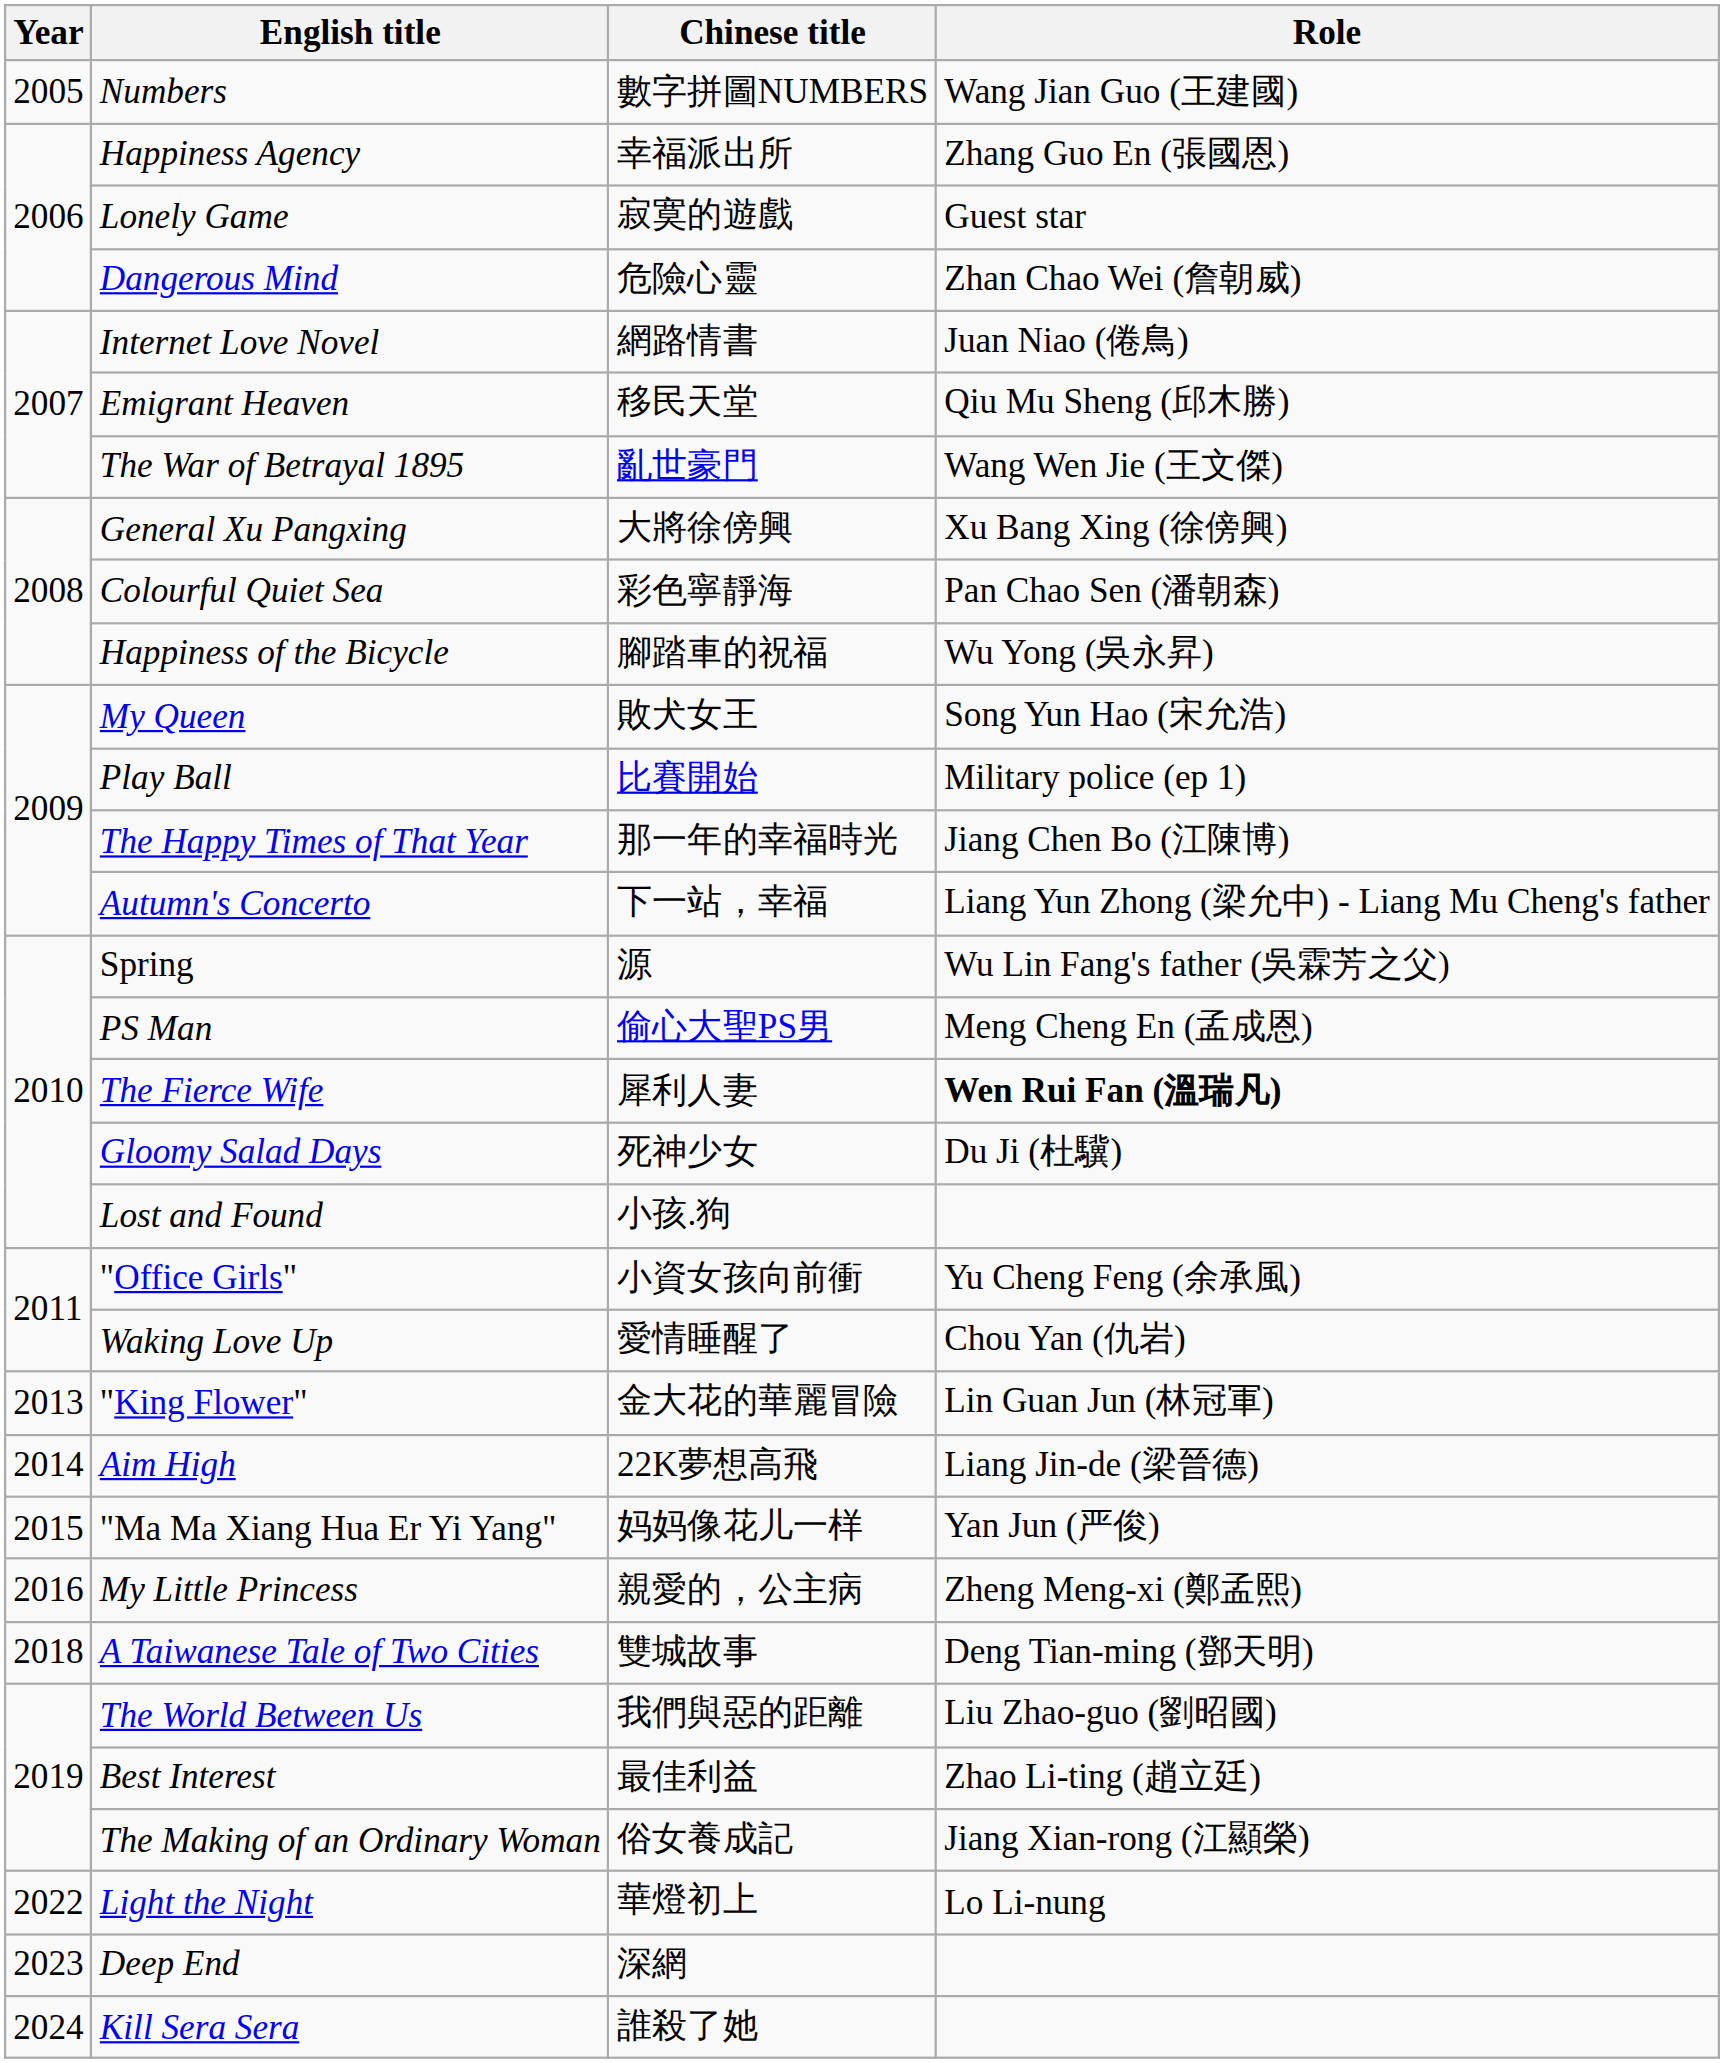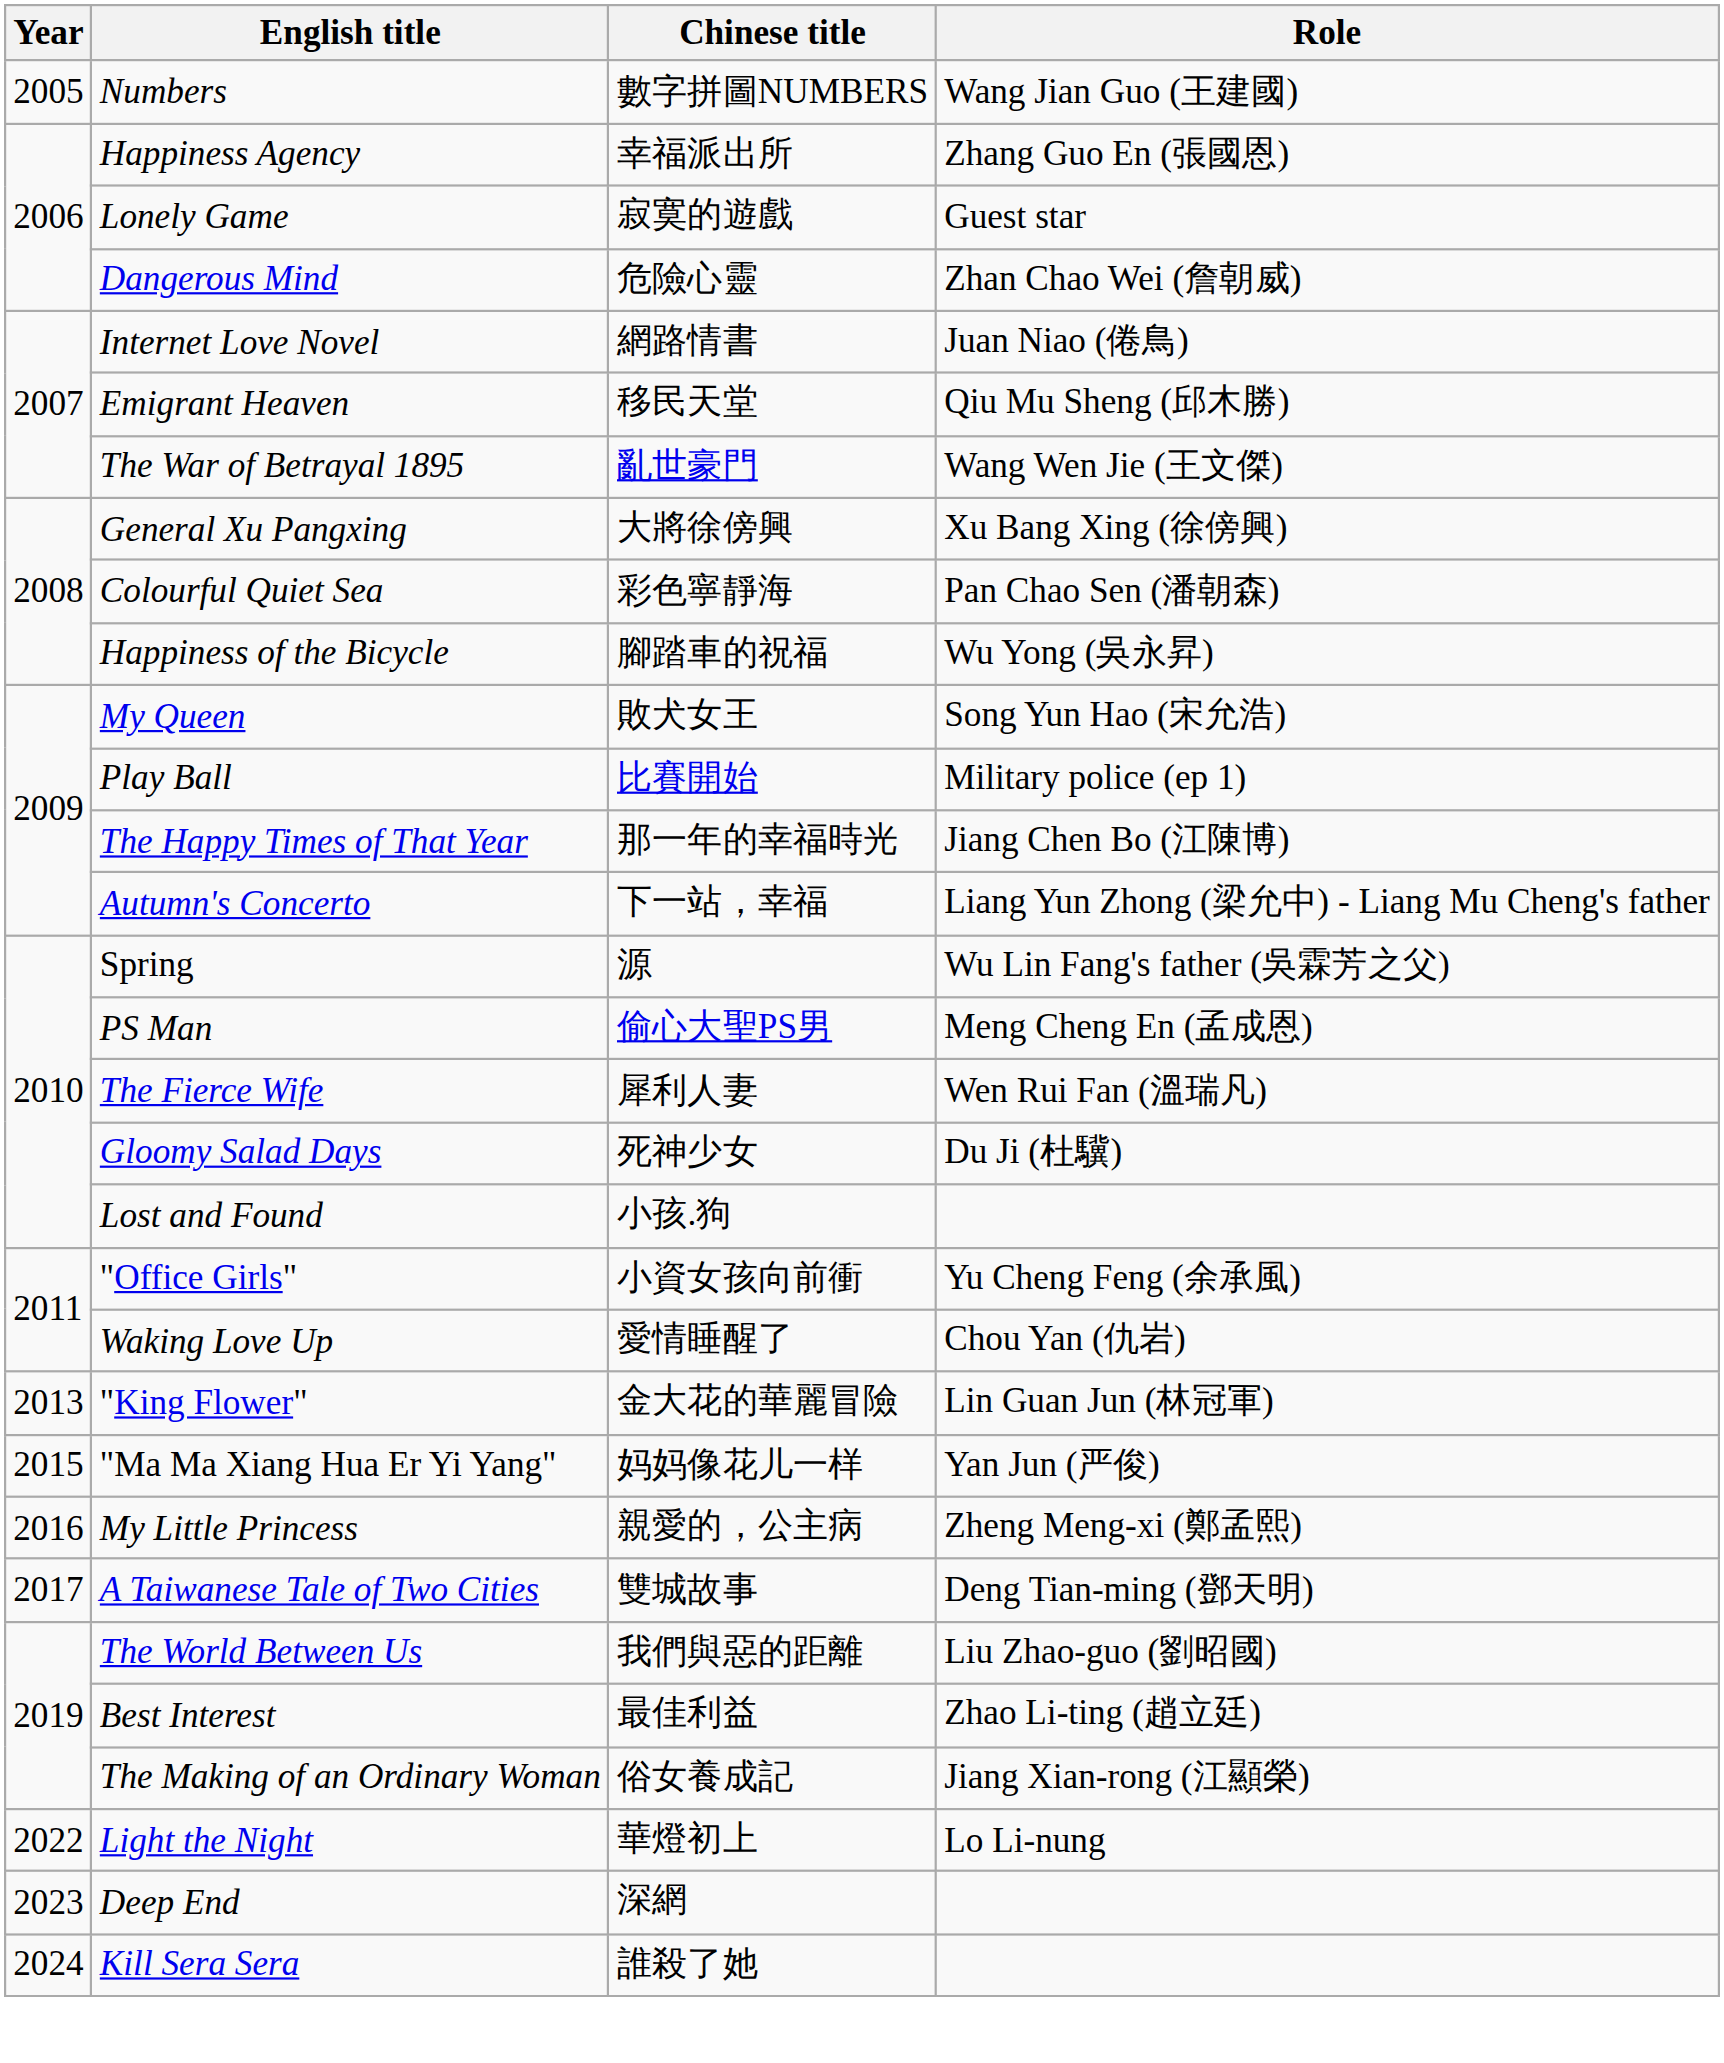(1113, 1089) bold -> (1106, 1089) normal
- row: (168, 1464)
(48, 1652) 2018 -> (48, 1589) 2017
